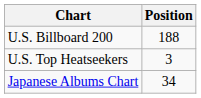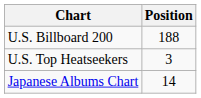(169, 81) 34 -> (169, 81) 14
